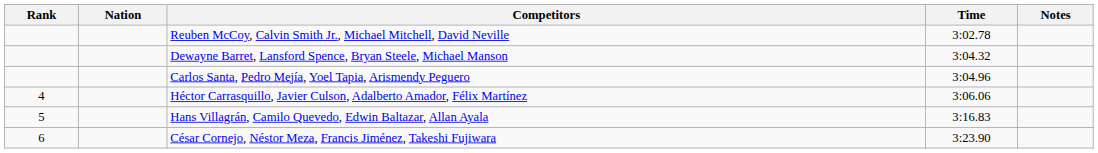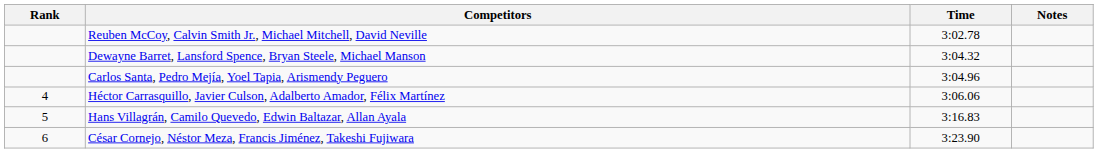- column: (123, 14)
